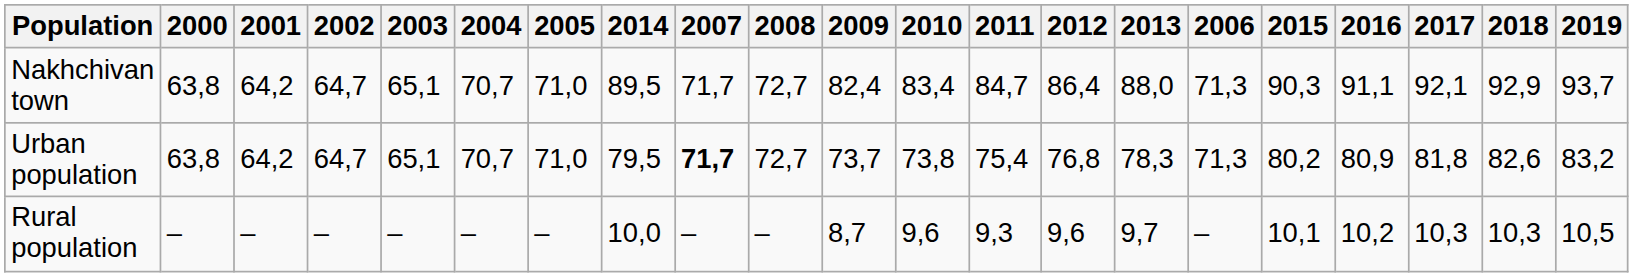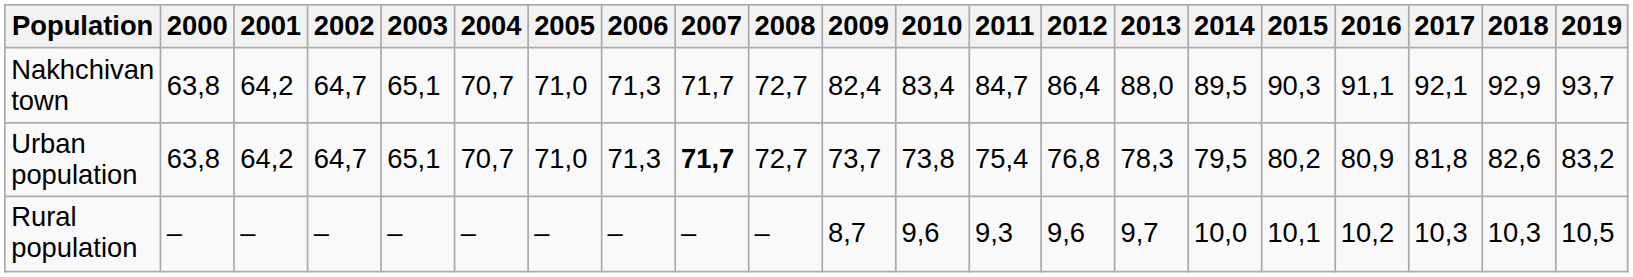columns swapped: (1224, 26) <-> (638, 26)
